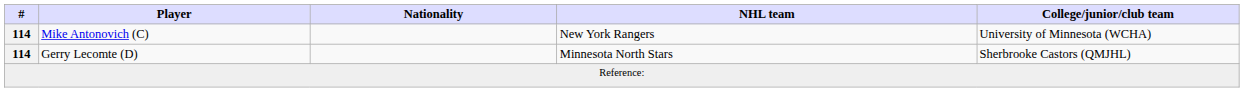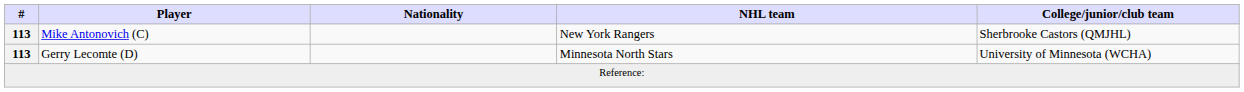(21, 34) 114 -> (21, 34) 113
(1065, 34) University of Minnesota (WCHA) -> (1055, 34) Sherbrooke Castors (QMJHL)
(21, 53) 114 -> (21, 53) 113
(1055, 53) Sherbrooke Castors (QMJHL) -> (1065, 53) University of Minnesota (WCHA)
